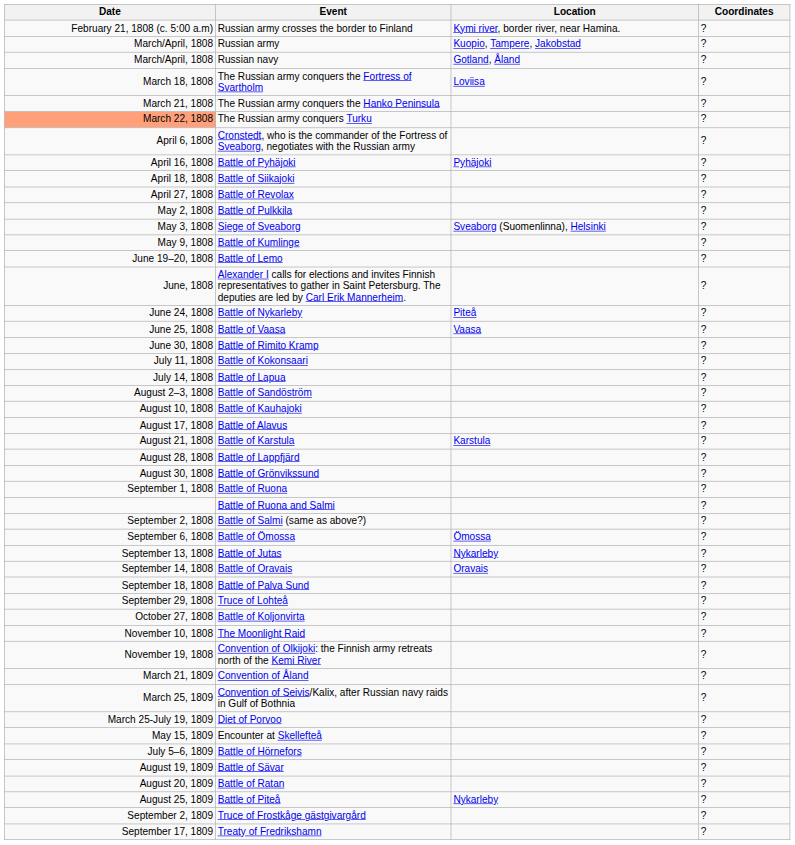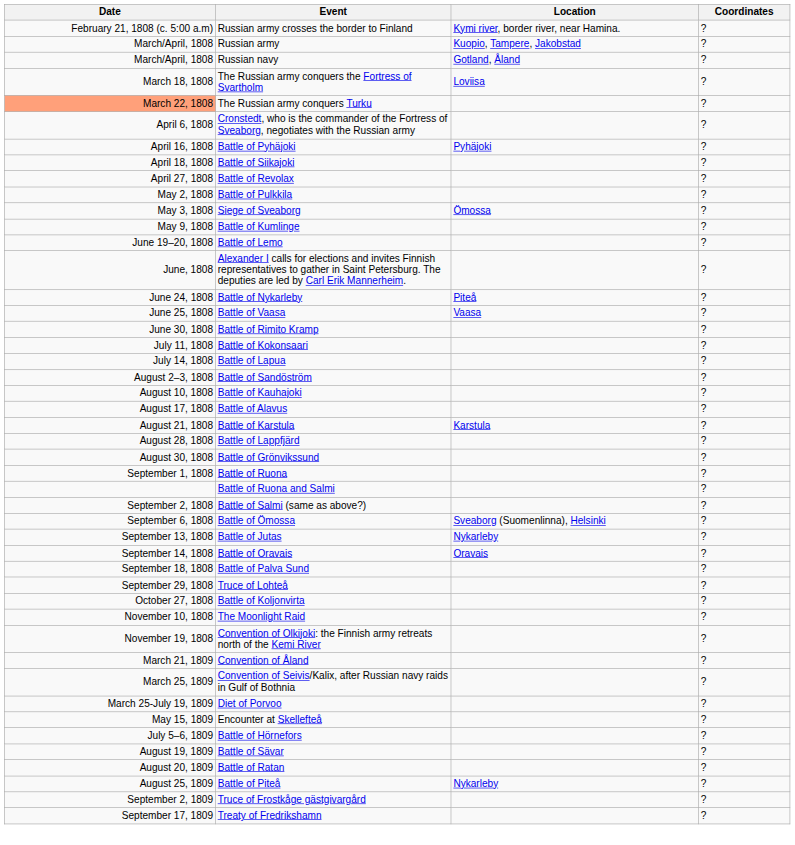- row: (329, 103)
(530, 227) Sveaborg (Suomenlinna), Helsinki -> (472, 211) Ömossa
(472, 537) Ömossa -> (530, 521) Sveaborg (Suomenlinna), Helsinki
